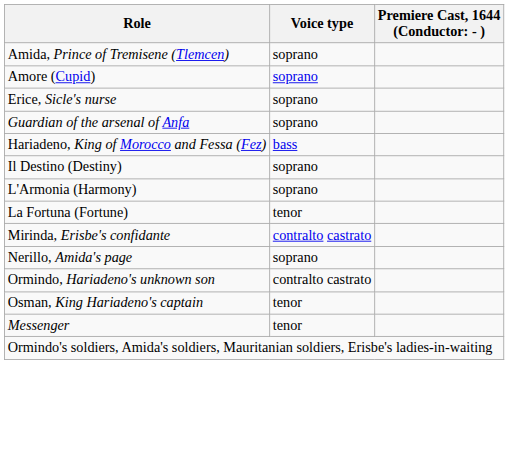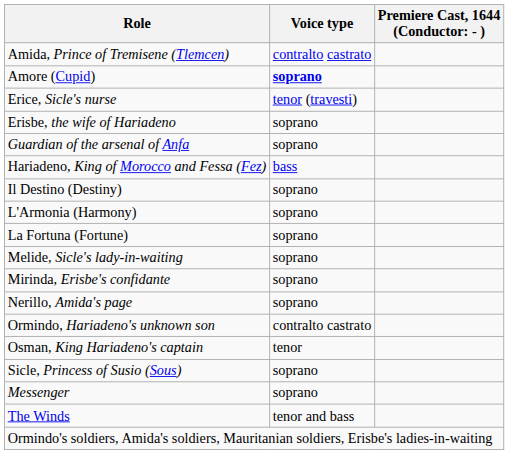(295, 54) soprano -> (322, 54) contralto castrato
(295, 76) normal -> (297, 76) bold
(295, 99) soprano -> (315, 99) tenor (travesti)
+ row: (92, 122)
(287, 212) tenor -> (295, 235) soprano
+ row: (95, 257)
(322, 235) contralto castrato -> (295, 280) soprano
+ row: (95, 370)
(287, 325) tenor -> (295, 393) soprano
+ row: (39, 415)
